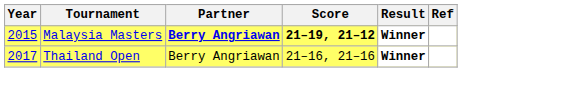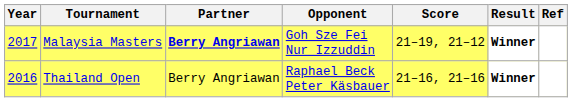+ column: (338, 15)
(22, 35) 2015 -> (22, 43) 2017
(330, 35) bold -> (440, 43) normal
(22, 56) 2017 -> (22, 79) 2016
